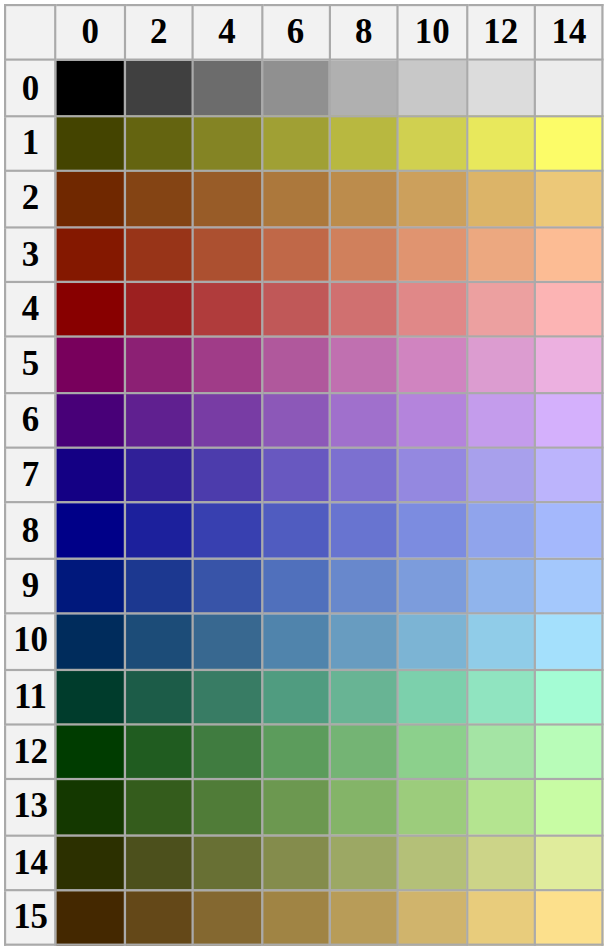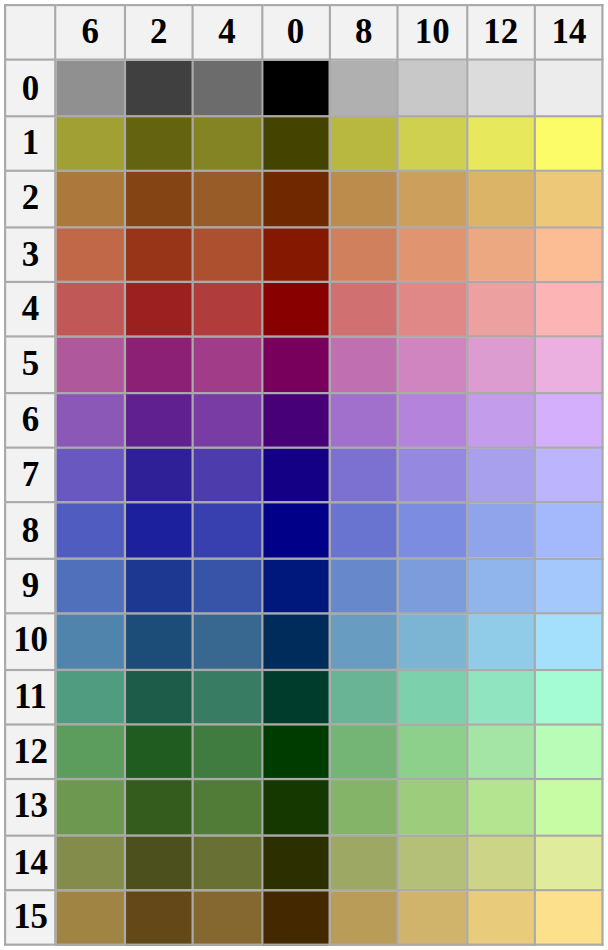columns swapped: (90, 32) <-> (295, 32)
